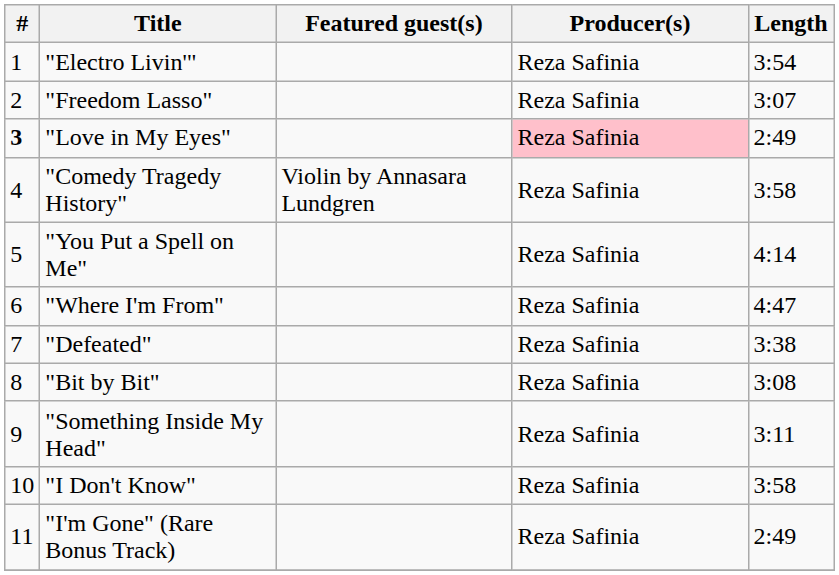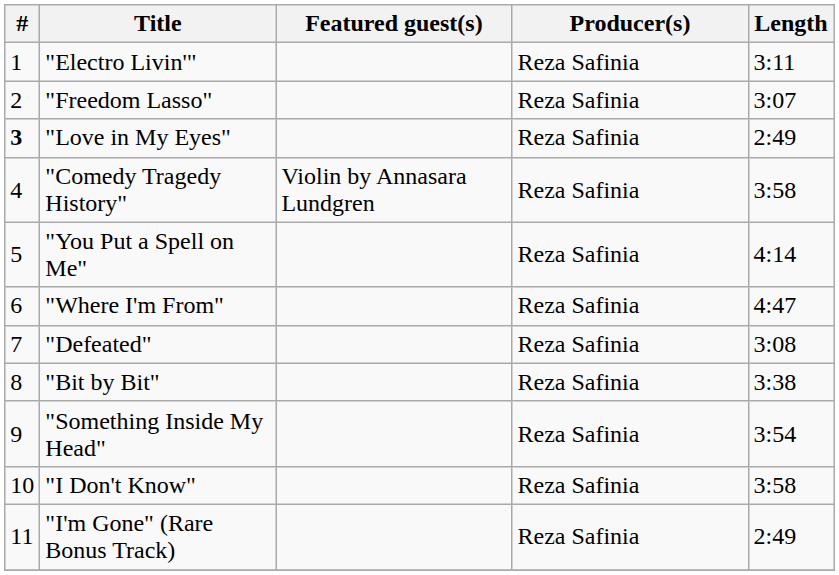(775, 61) 3:54 -> (774, 61) 3:11
(578, 137) pink background -> (578, 137) no background
(775, 343) 3:38 -> (775, 343) 3:08
(775, 382) 3:08 -> (775, 382) 3:38
(774, 433) 3:11 -> (775, 433) 3:54
